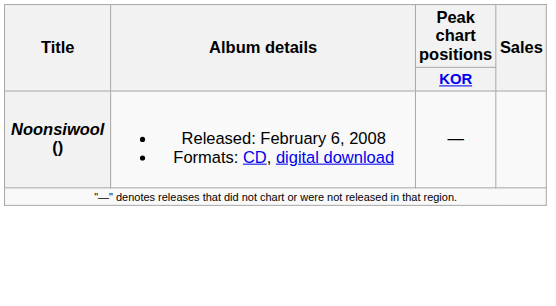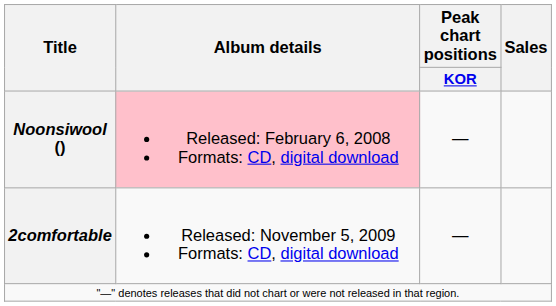(263, 149) no background -> (268, 149) pink background
+ row: (60, 235)
